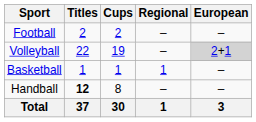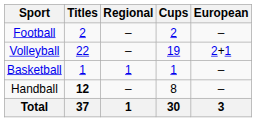columns swapped: (118, 13) <-> (163, 13)
(221, 51) lightgrey background -> (221, 51) no background
